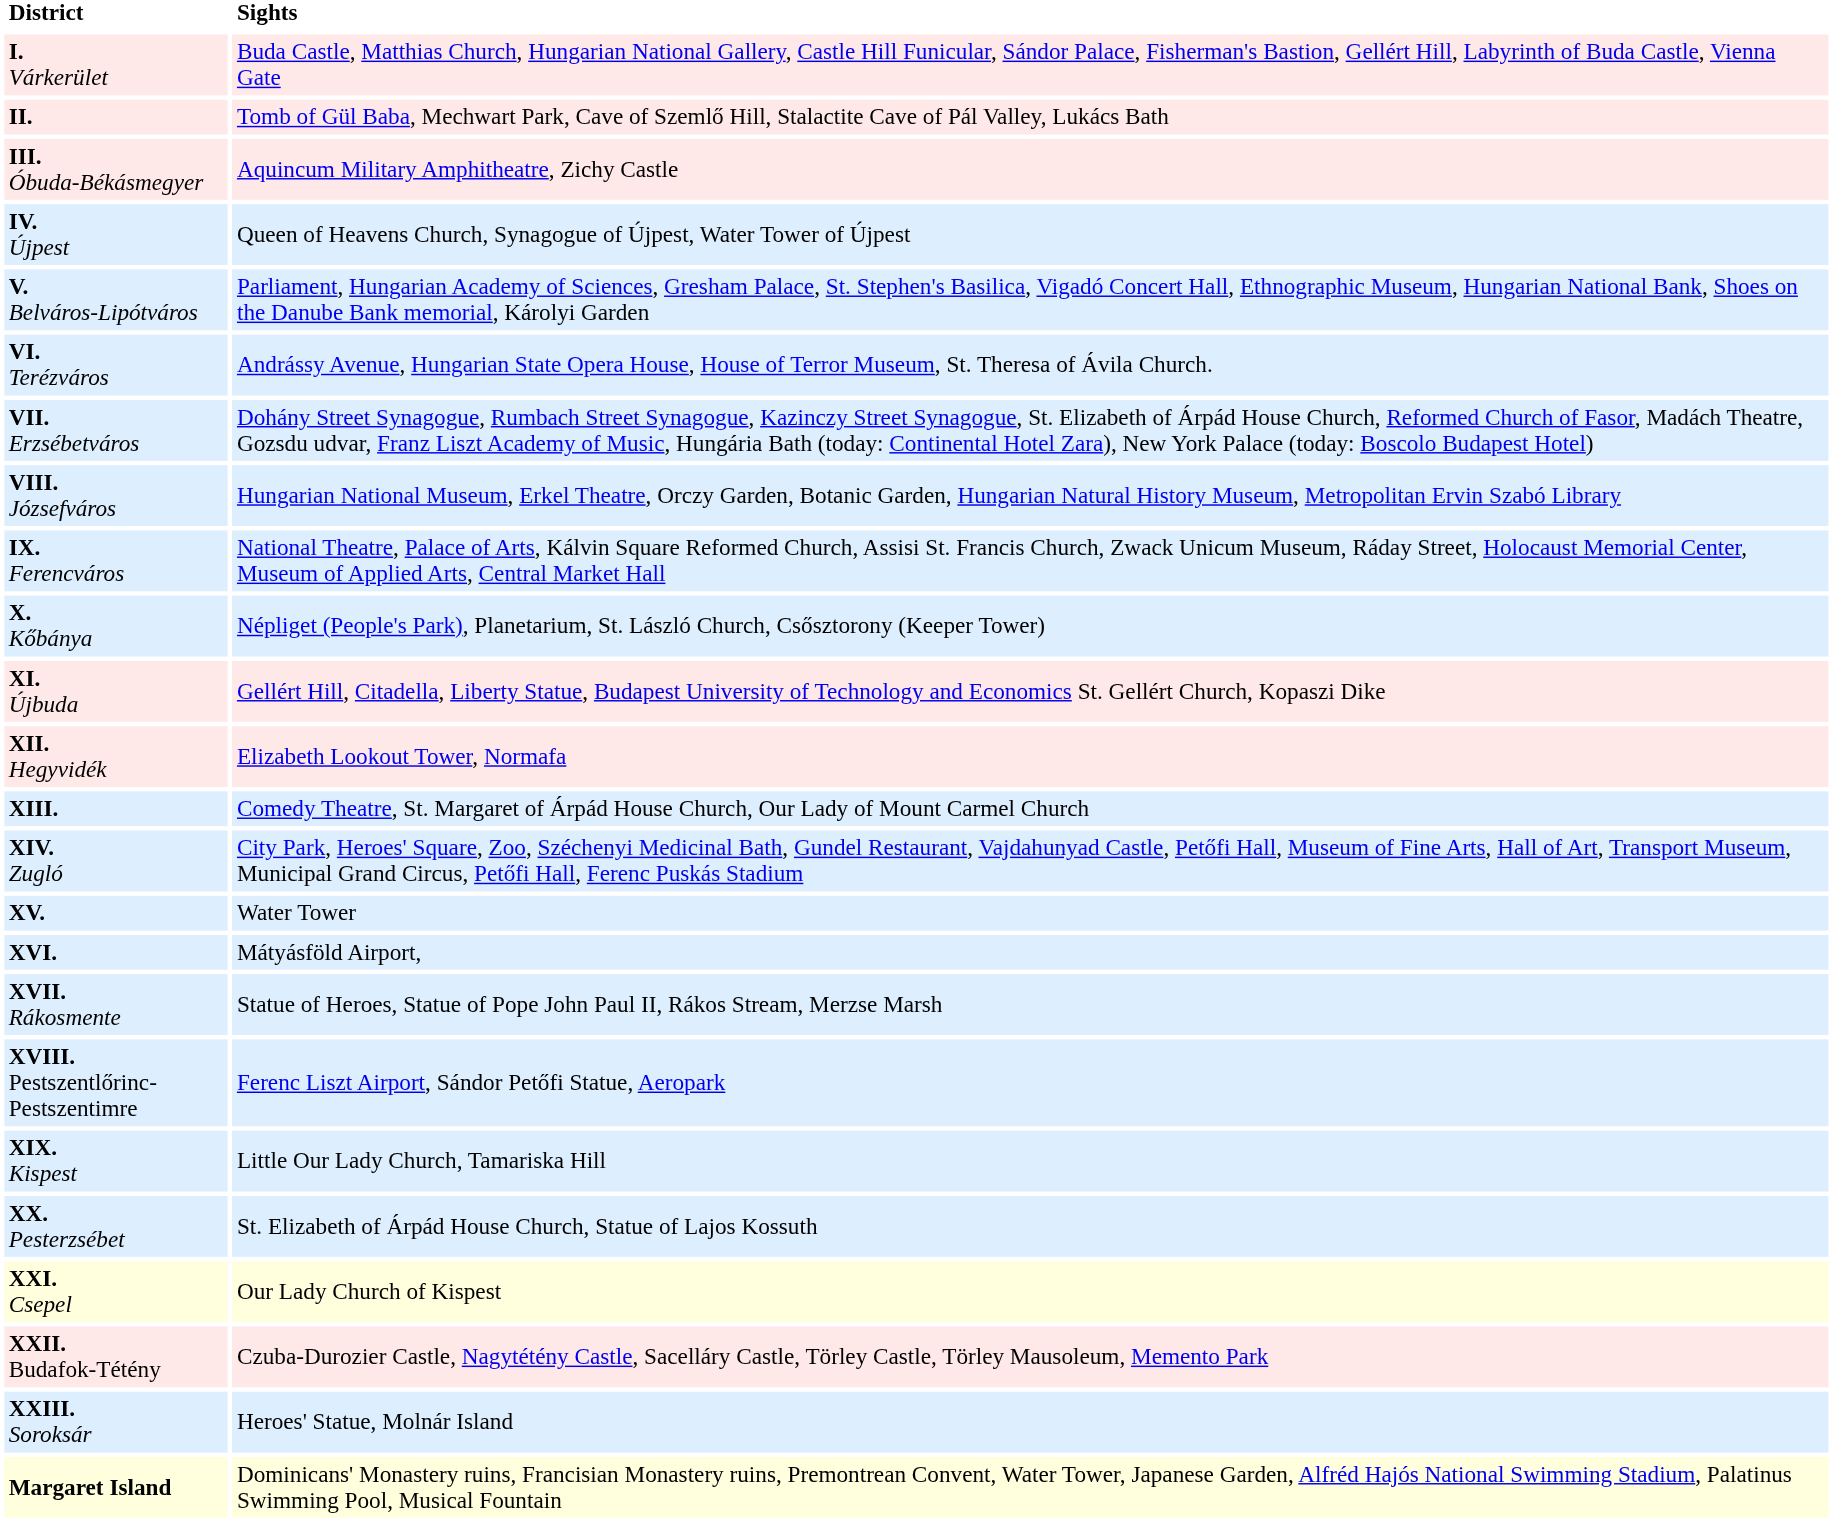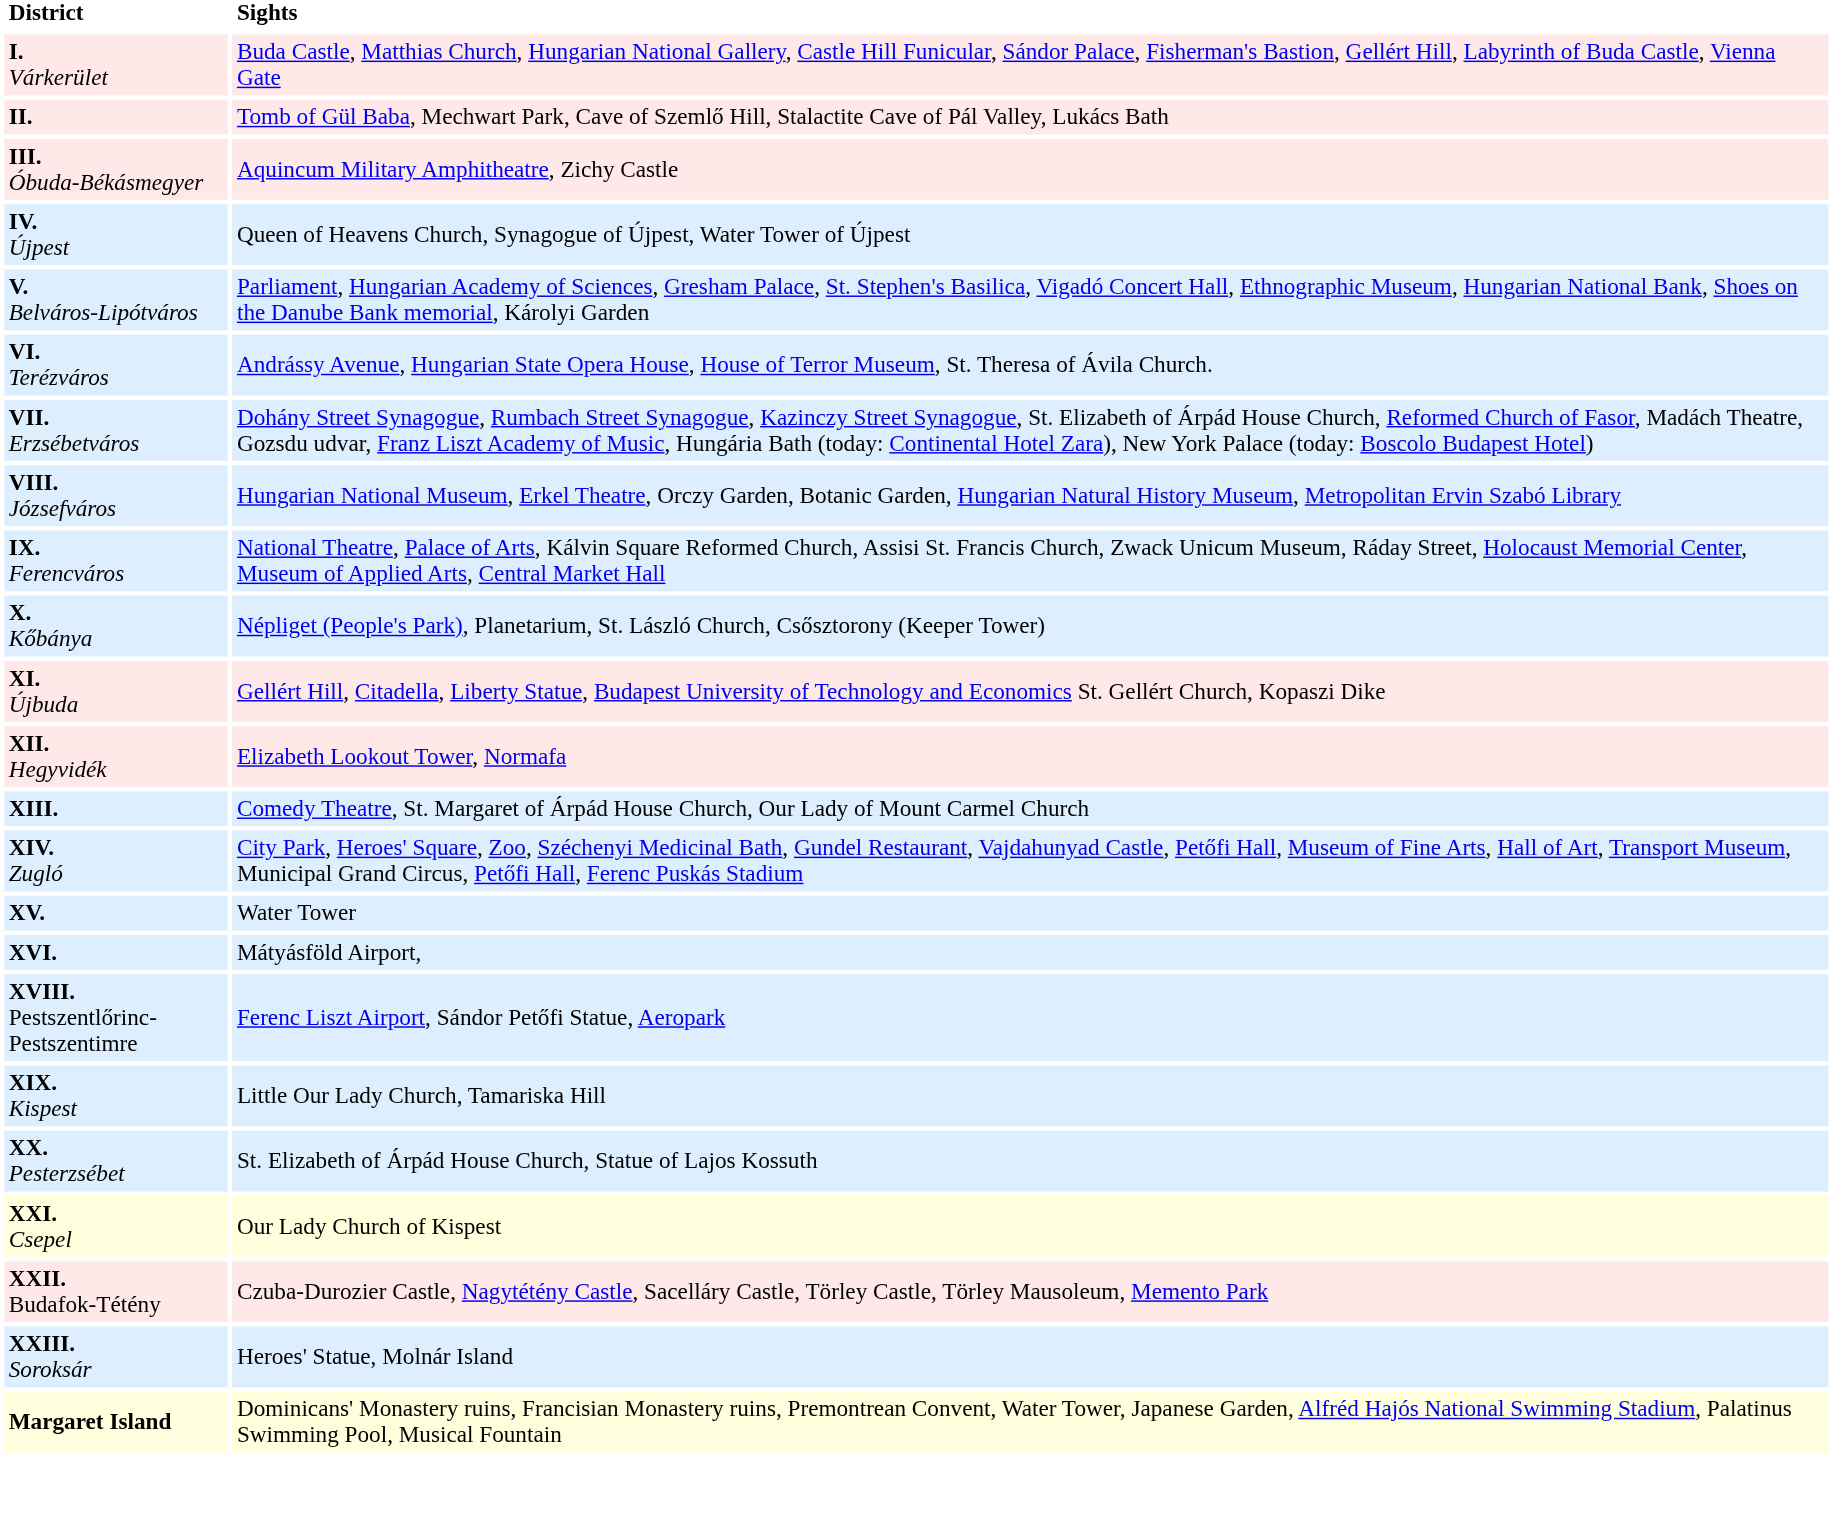- row: (65, 1004)
